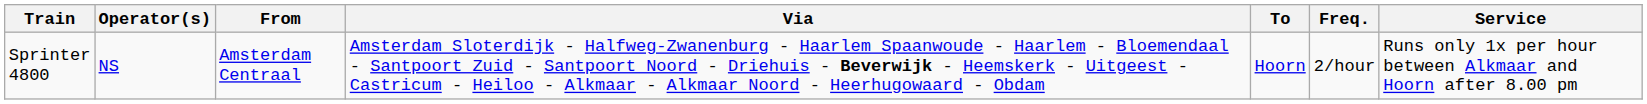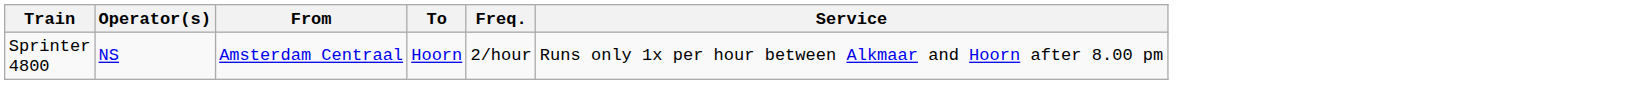- column: (798, 19)
